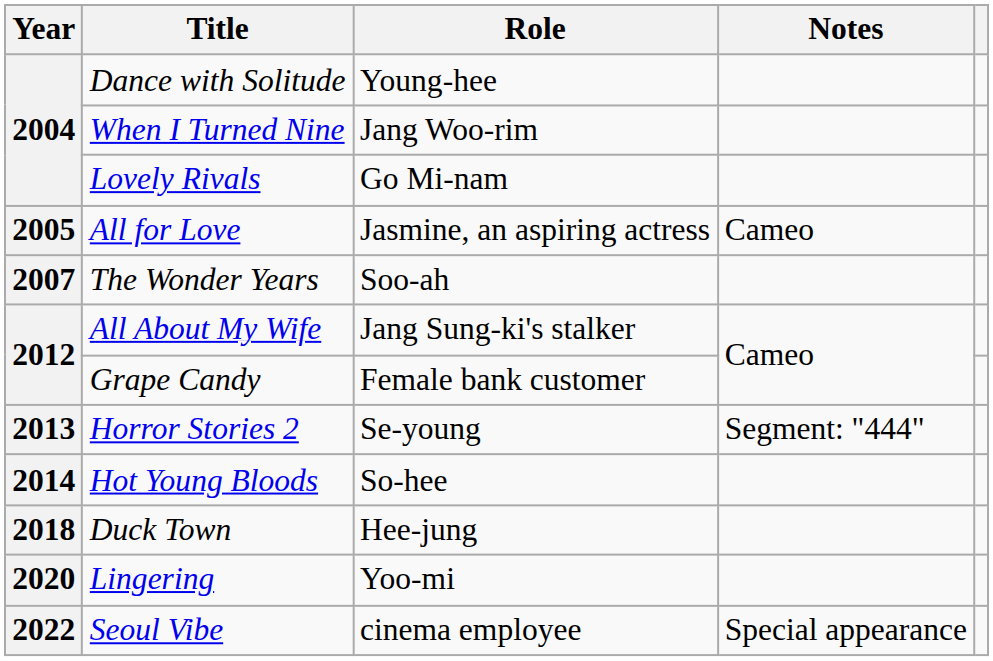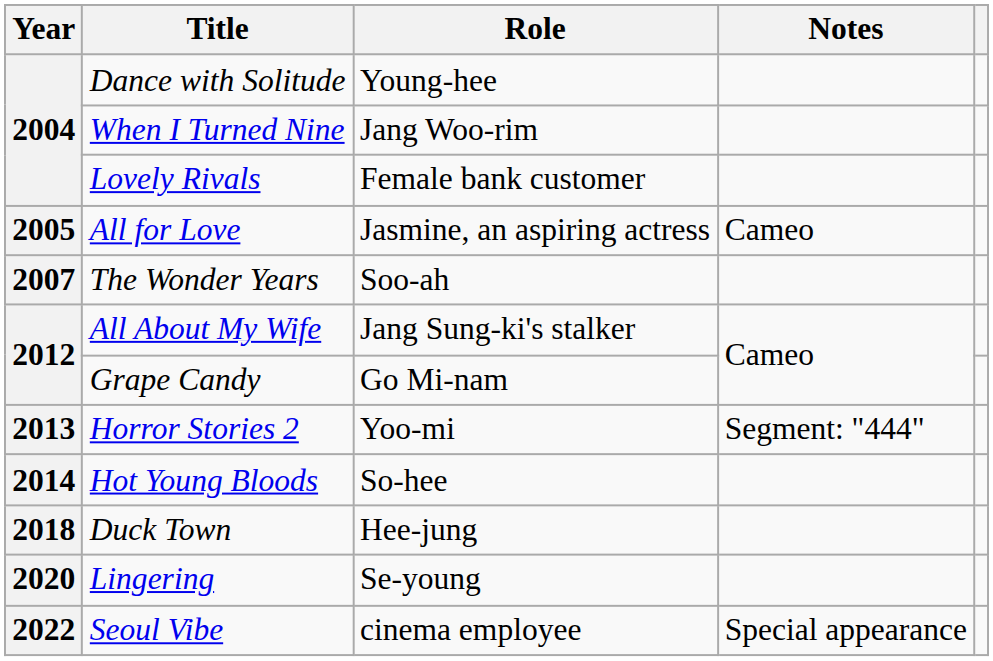(434, 179) Go Mi-nam -> (503, 179) Female bank customer
(503, 379) Female bank customer -> (434, 379) Go Mi-nam
(420, 429) Se-young -> (407, 429) Yoo-mi
(407, 579) Yoo-mi -> (420, 579) Se-young
